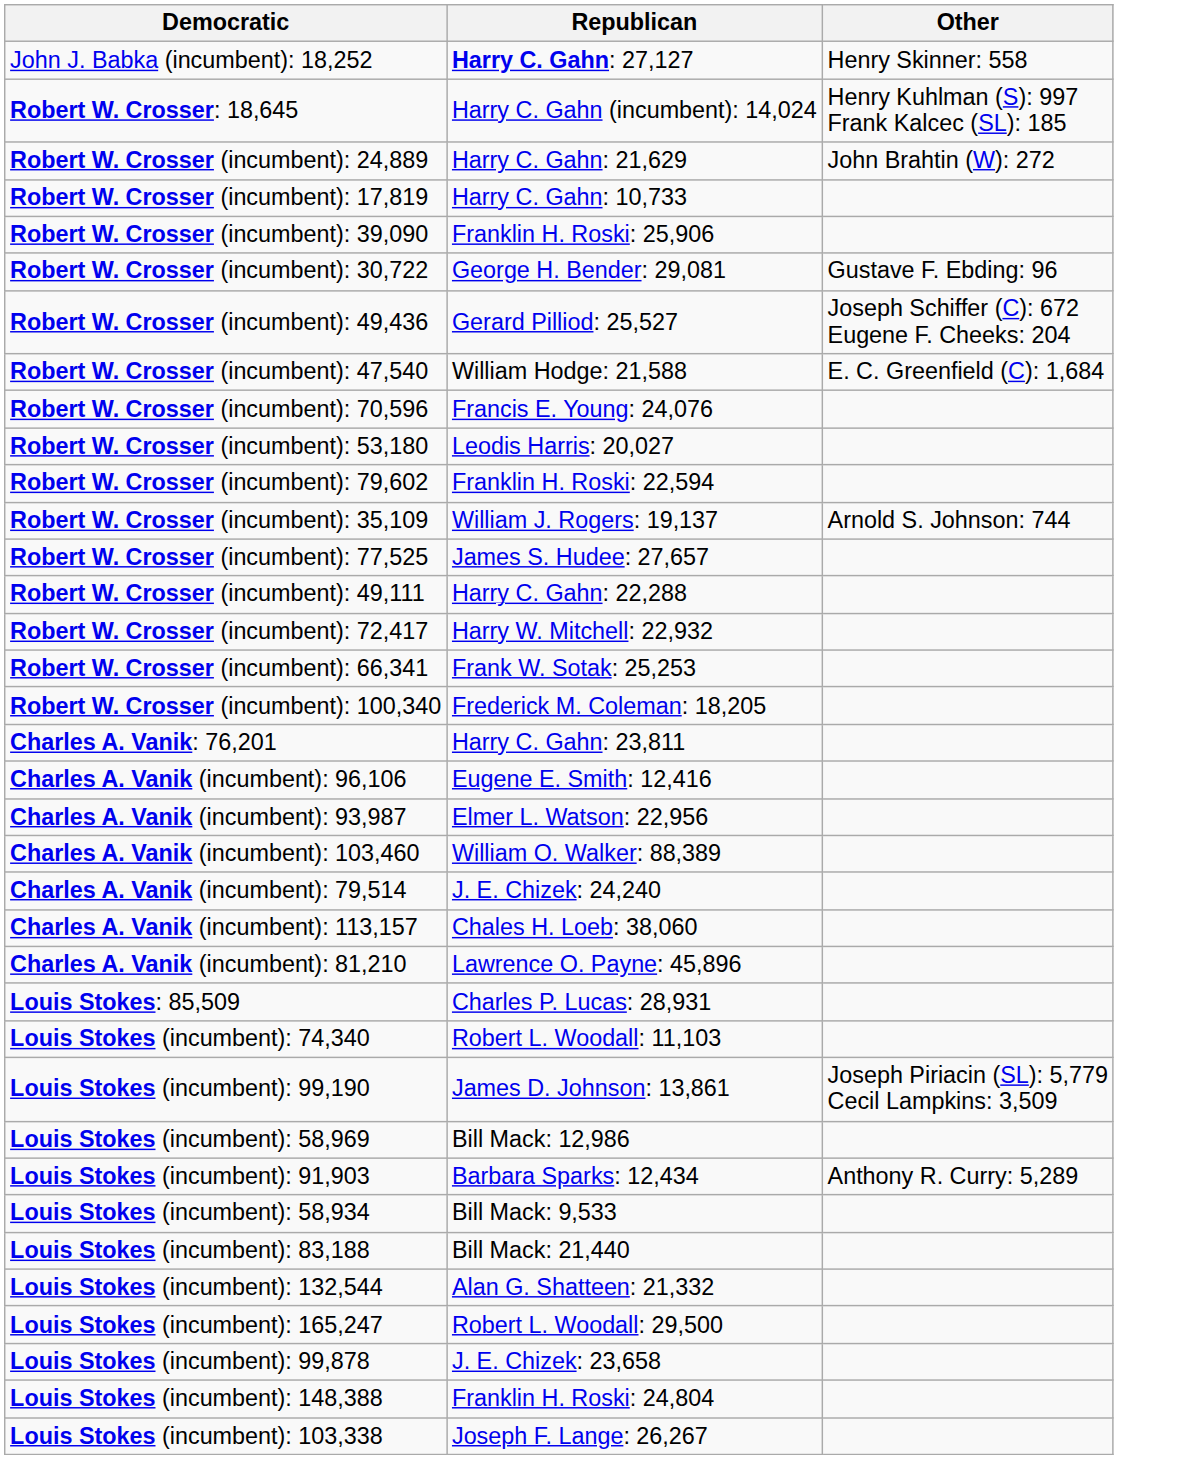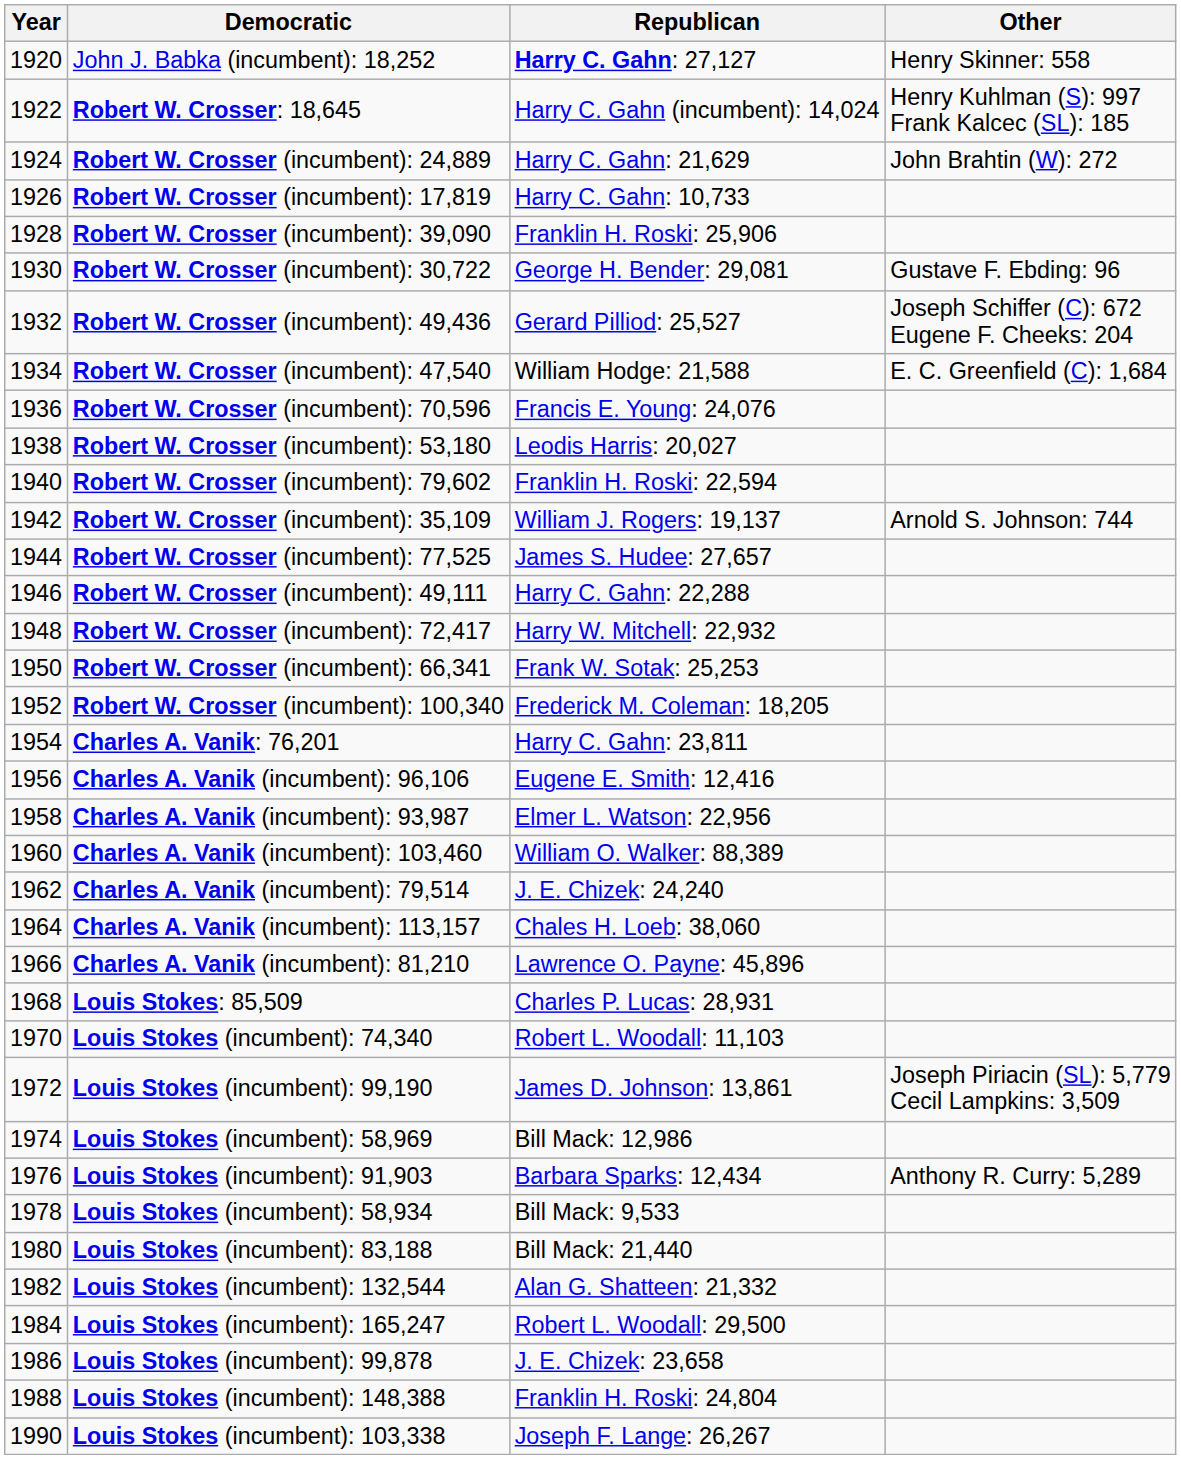+ column: (36, 23)
